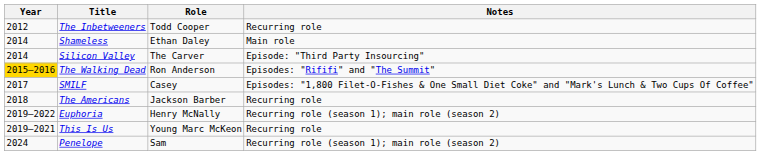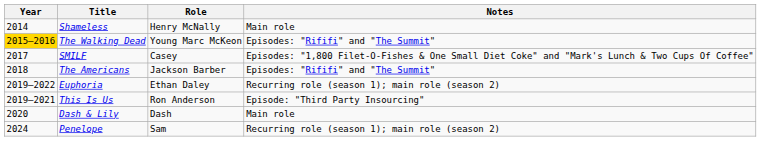- row: (103, 26)
(180, 41) Ethan Daley -> (185, 26) Henry McNally
- row: (97, 56)
(182, 70) Ron Anderson -> (196, 41) Young Marc McKeon
(284, 99) Recurring role -> (341, 70) Episodes: "Rififi" and "The Summit"
(185, 114) Henry McNally -> (180, 85) Ethan Daley
(196, 129) Young Marc McKeon -> (182, 99) Ron Anderson
(284, 129) Recurring role -> (335, 99) Episode: "Third Party Insourcing"
+ row: (89, 114)
